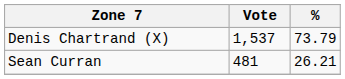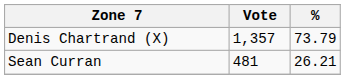(254, 39) 1,537 -> (254, 39) 1,357
